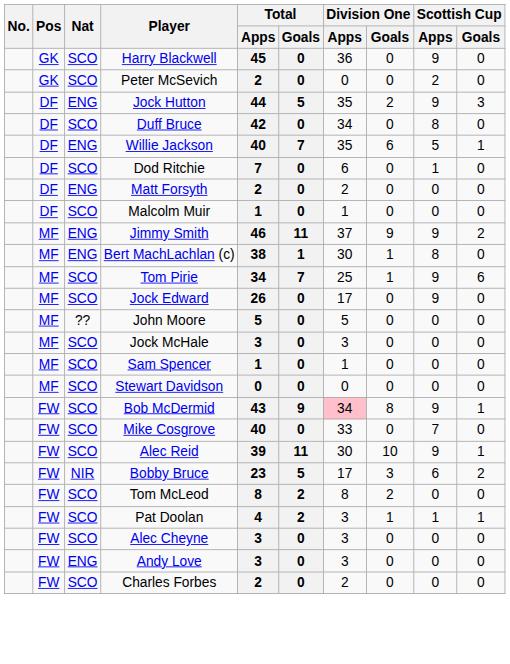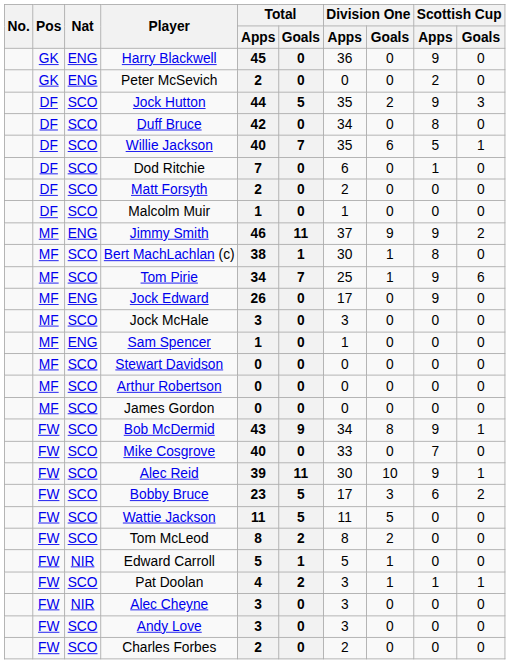(83, 59) SCO -> (83, 59) ENG
(83, 80) SCO -> (83, 80) ENG
(83, 102) ENG -> (83, 102) SCO
(83, 146) ENG -> (83, 146) SCO
(83, 189) ENG -> (83, 189) SCO
(83, 255) ENG -> (83, 255) SCO
(83, 299) SCO -> (83, 299) ENG
- row: (169, 320)
(83, 364) SCO -> (83, 342) ENG
+ row: (169, 386)
+ row: (169, 408)
(345, 408) pink background -> (345, 430) no background
(83, 473) NIR -> (83, 495) SCO
+ row: (169, 517)
+ row: (169, 560)
(83, 539) SCO -> (83, 604) NIR
(83, 560) ENG -> (83, 626) SCO
